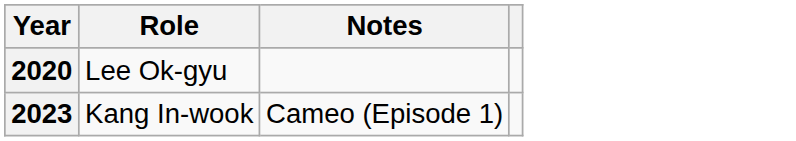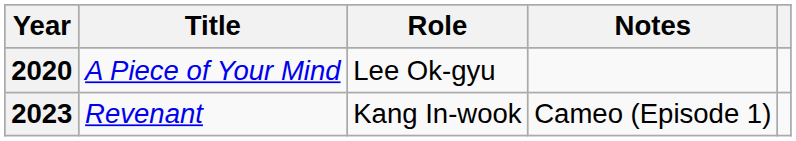+ column: (213, 26)
